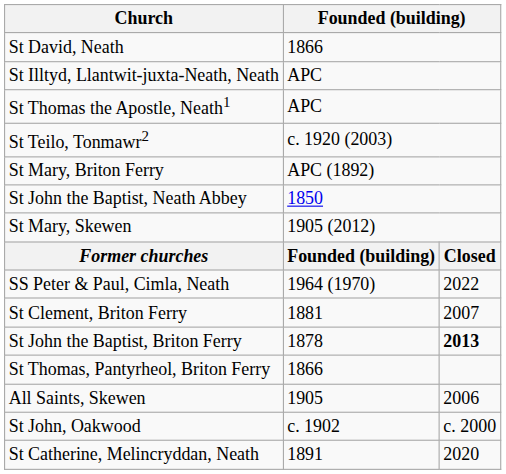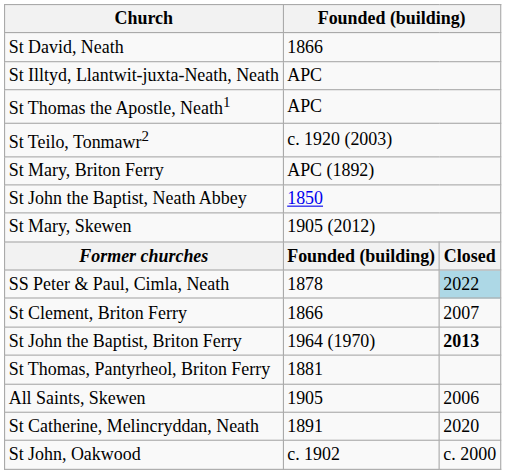(331, 284) 1964 (1970) -> (305, 284) 1878
(461, 284) no background -> (461, 284) lightblue background
(305, 312) 1881 -> (305, 312) 1866
(305, 341) 1878 -> (331, 341) 1964 (1970)
(305, 369) 1866 -> (305, 369) 1881
rows swapped: (134, 454) <-> (75, 426)
